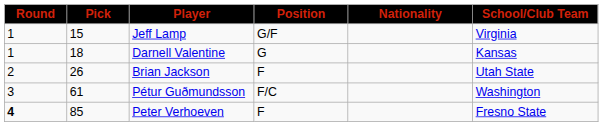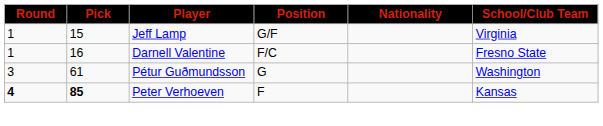(77, 53) 18 -> (77, 53) 16
(262, 53) G -> (267, 53) F/C
(496, 53) Kansas -> (511, 53) Fresno State
- row: (171, 72)
(267, 92) F/C -> (262, 72) G
(77, 111) normal -> (77, 92) bold
(511, 111) Fresno State -> (496, 92) Kansas
